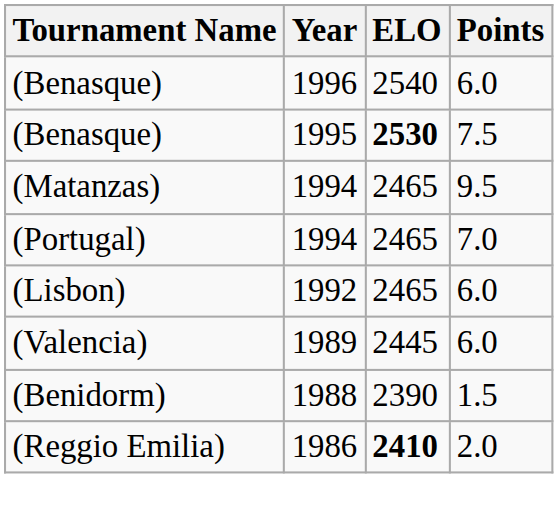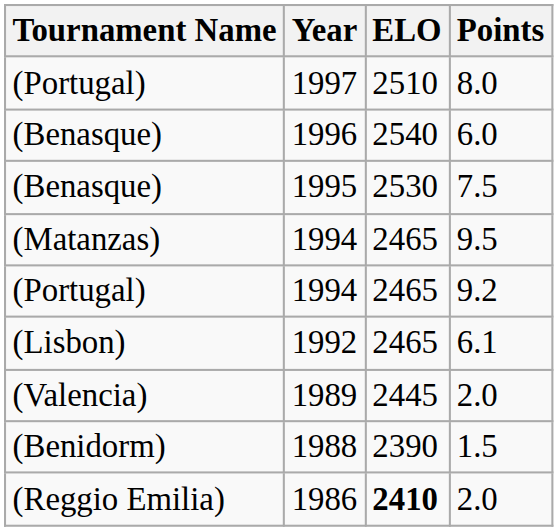+ row: (79, 82)
(405, 134) bold -> (405, 186) normal
(477, 238) 7.0 -> (477, 290) 9.2
(477, 290) 6.0 -> (477, 342) 6.1
(477, 342) 6.0 -> (477, 394) 2.0
